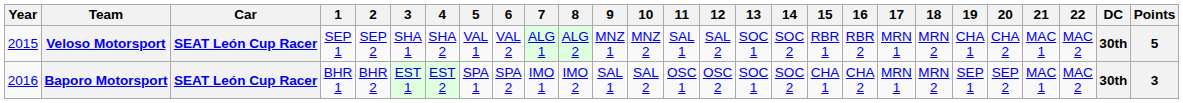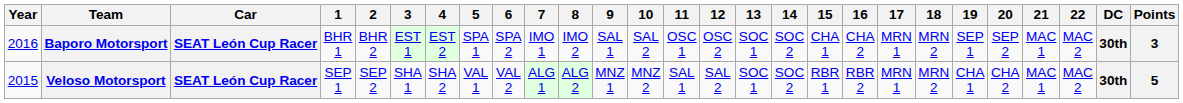rows swapped: (106, 44) <-> (106, 80)
